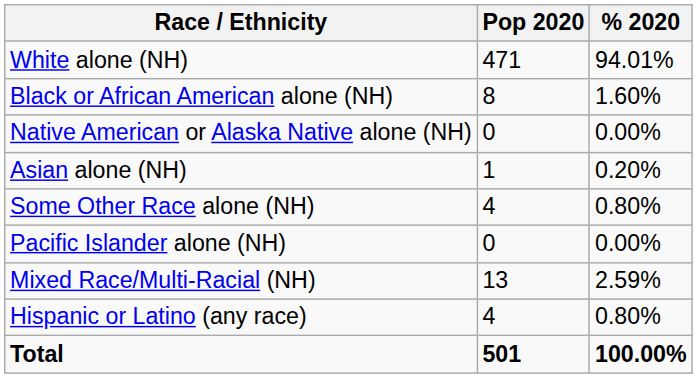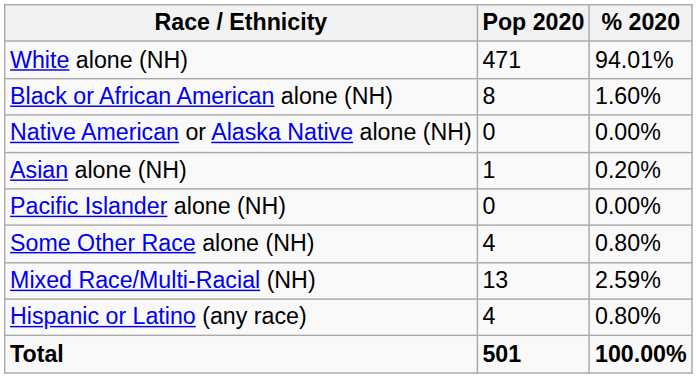rows swapped: (148, 243) <-> (162, 206)
